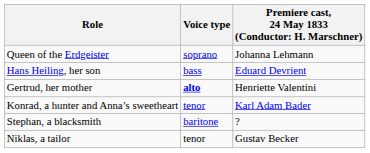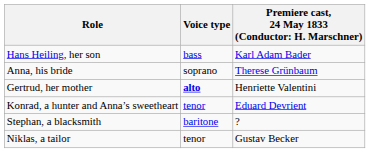- row: (58, 54)
(271, 71) Eduard Devrient -> (273, 54) Karl Adam Bader
+ row: (40, 71)
(273, 105) Karl Adam Bader -> (271, 105) Eduard Devrient
